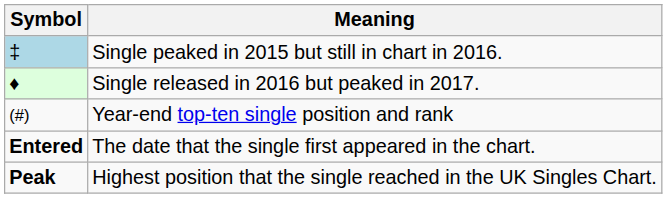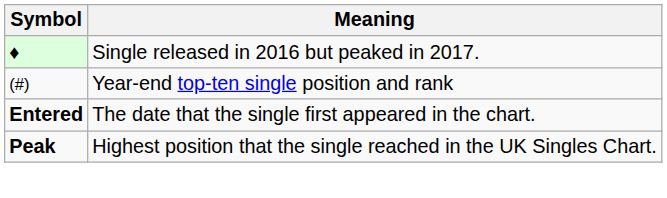- row: (297, 51)
